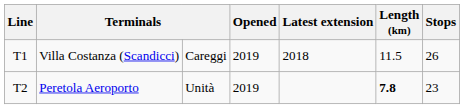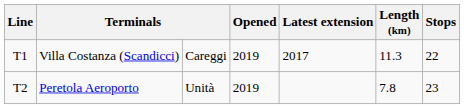(296, 56) 2018 -> (296, 56) 2017
(391, 56) 11.5 -> (391, 56) 11.3
(432, 56) 26 -> (432, 56) 22
(387, 88) bold -> (387, 88) normal
